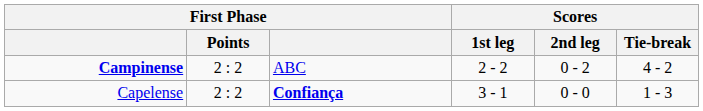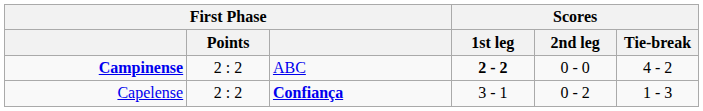(493, 67) normal -> (493, 67) bold
(575, 67) 0 - 2 -> (575, 67) 0 - 0
(575, 93) 0 - 0 -> (575, 93) 0 - 2
